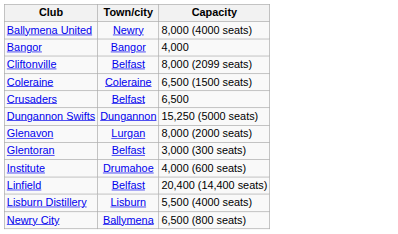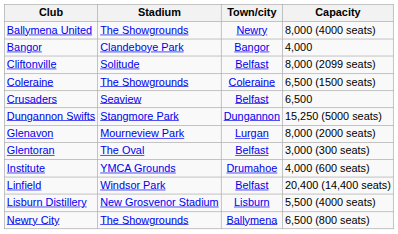+ column: (159, 13)
